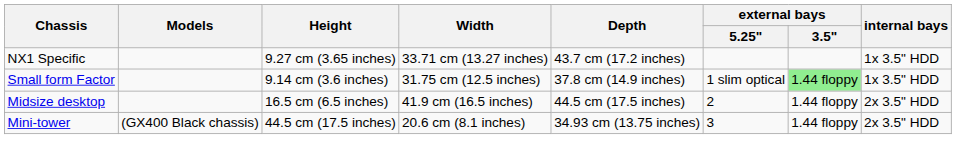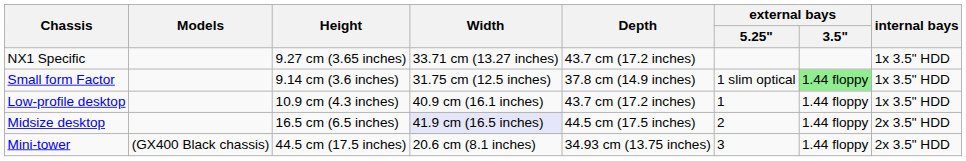+ row: (67, 101)
(467, 101) no background -> (478, 123) lavender background
